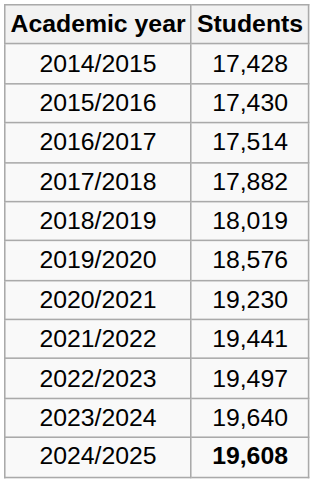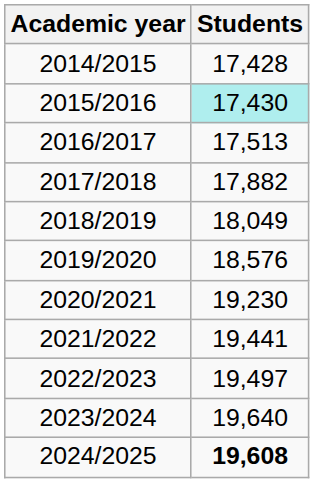(250, 102) no background -> (250, 102) paleturquoise background
(250, 142) 17,514 -> (250, 142) 17,513
(250, 220) 18,019 -> (250, 220) 18,049
